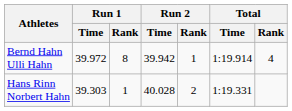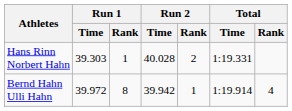rows swapped: (38, 90) <-> (35, 58)
